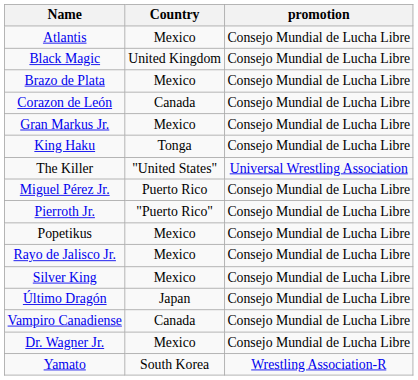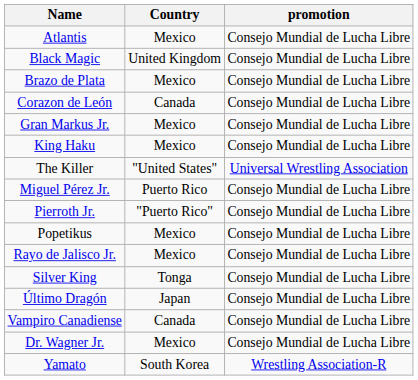(175, 146) Tonga -> (175, 146) Mexico
(175, 277) Mexico -> (175, 277) Tonga
